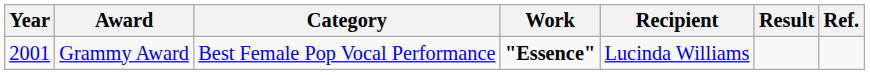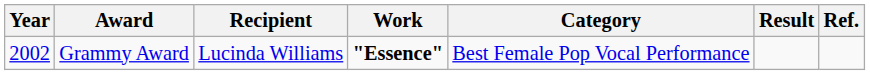columns swapped: (347, 20) <-> (677, 20)
(30, 52) 2001 -> (30, 52) 2002
